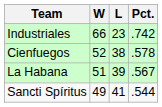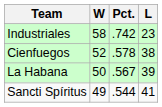columns swapped: (119, 14) <-> (143, 14)
(99, 33) 66 -> (99, 33) 58
(99, 72) 51 -> (99, 72) 50
